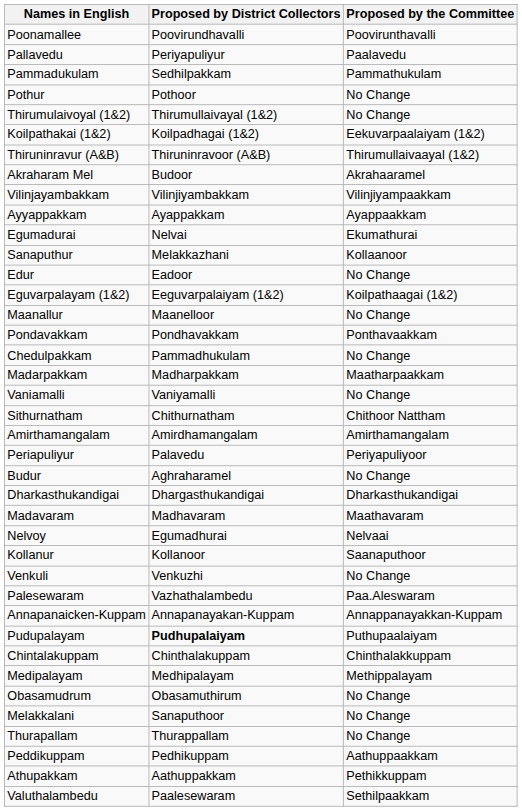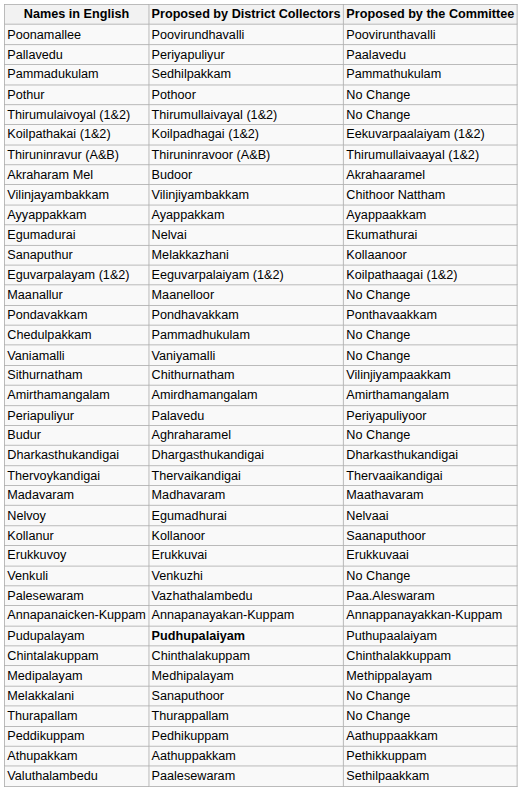(399, 194) Vilinjiyampaakkam -> (396, 194) Chithoor Nattham
- row: (21, 275)
- row: (47, 375)
(396, 415) Chithoor Nattham -> (399, 375) Vilinjiyampaakkam
+ row: (54, 475)
+ row: (37, 555)
- row: (49, 696)
